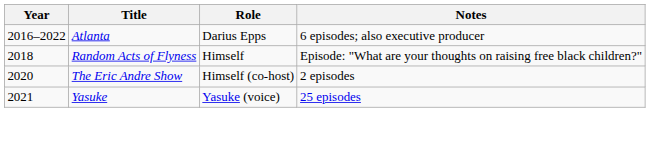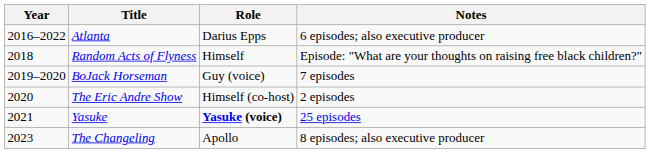+ row: (119, 76)
(241, 96) normal -> (242, 117) bold
+ row: (113, 138)
